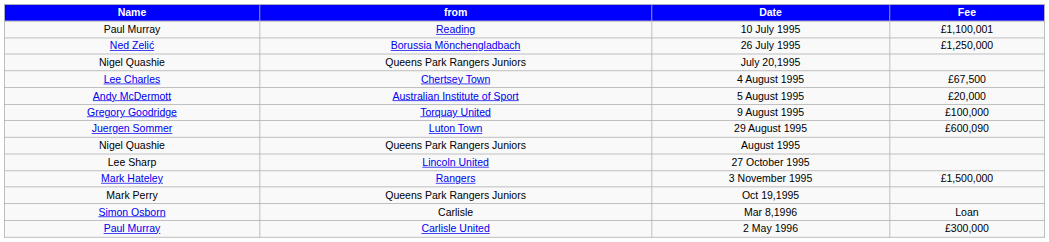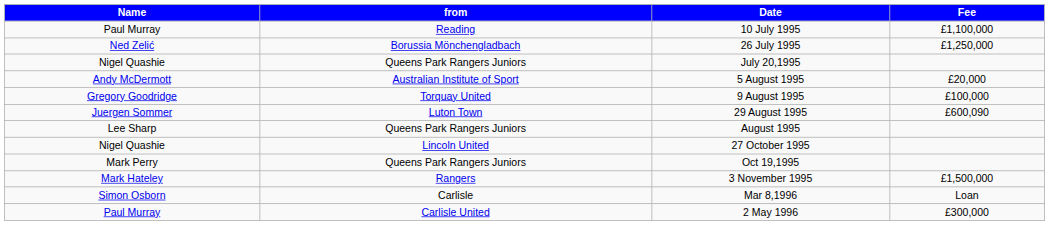(967, 30) £1,100,001 -> (967, 30) £1,100,000
- row: (771, 79)
(132, 146) Nigel Quashie -> (132, 129) Lee Sharp
(132, 163) Lee Sharp -> (132, 146) Nigel Quashie
rows swapped: (771, 196) <-> (771, 179)
